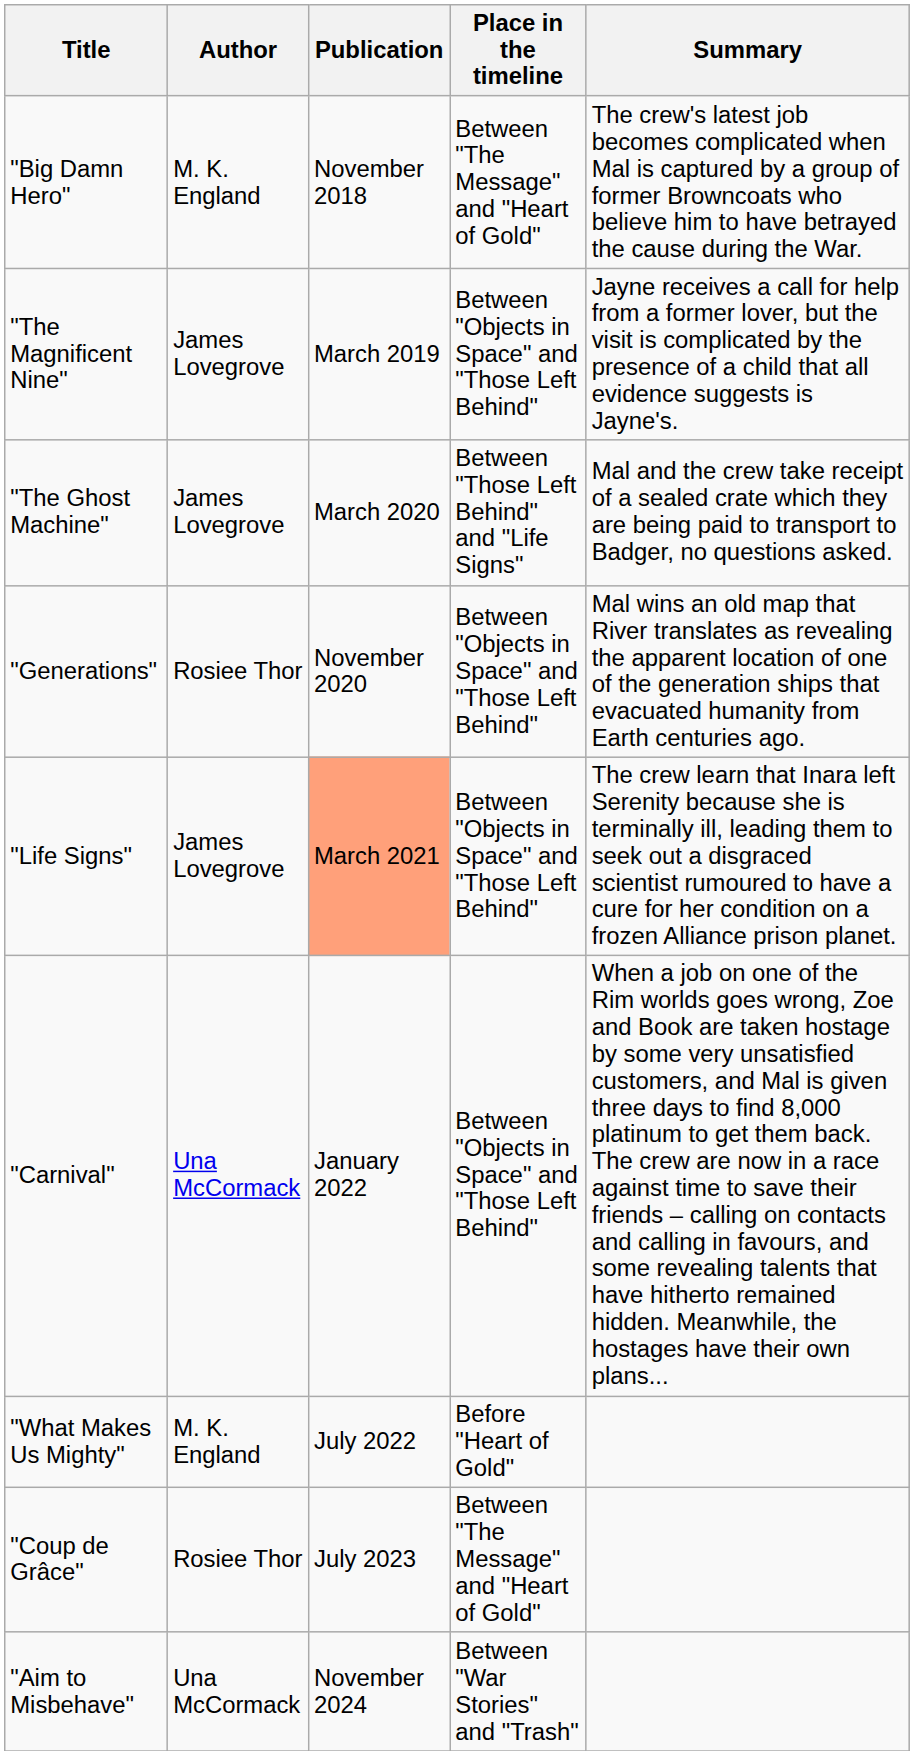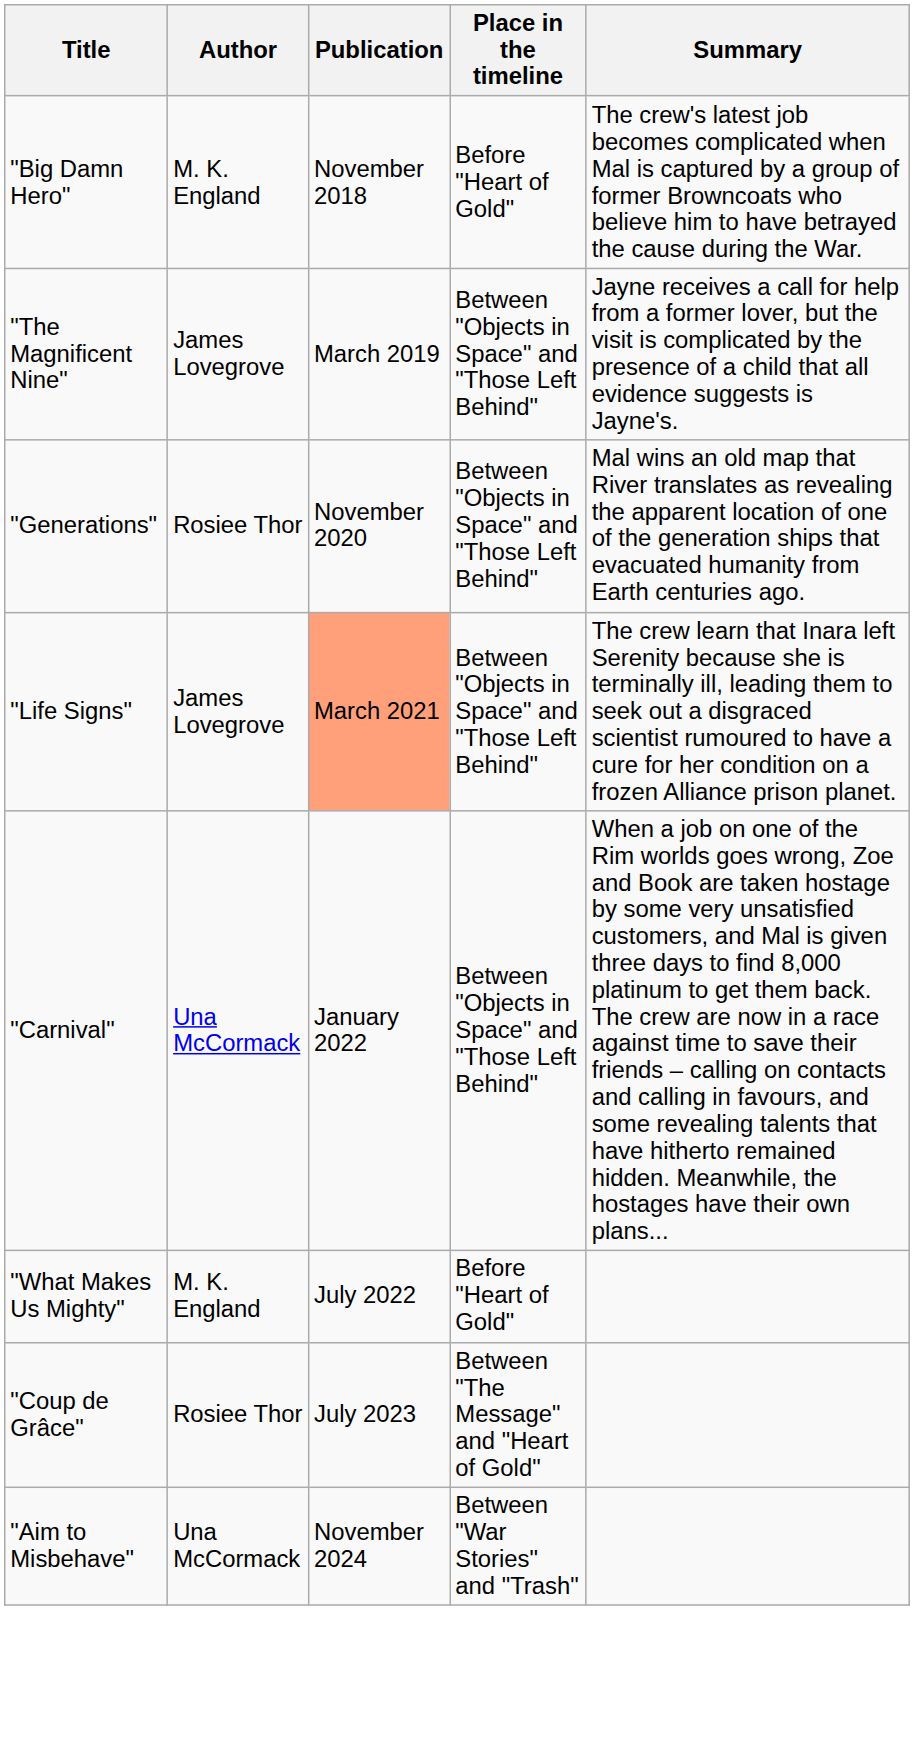(512, 181) Between "The Message" and "Heart of Gold" -> (502, 181) Before "Heart of Gold"
- row: (70, 512)
